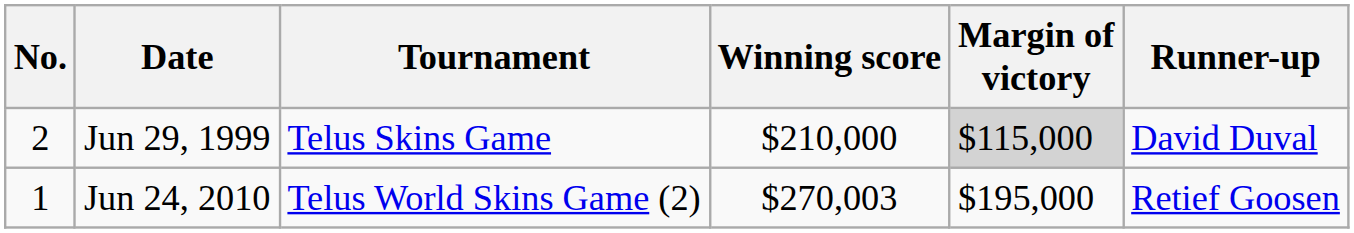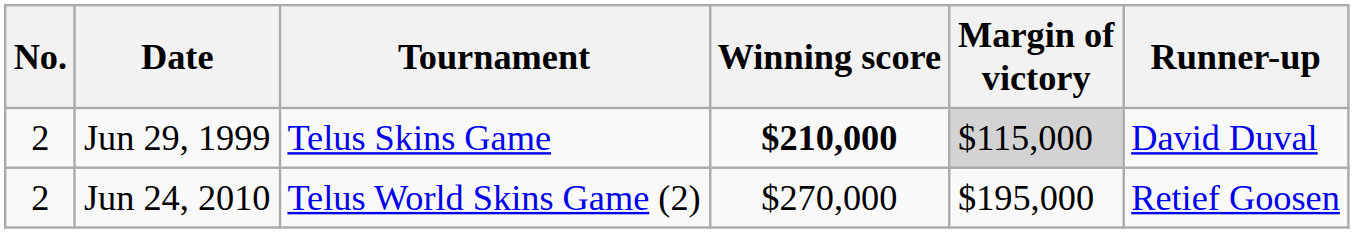(829, 137) normal -> (829, 137) bold
(40, 197) 1 -> (40, 197) 2
(829, 197) $270,003 -> (829, 197) $270,000
